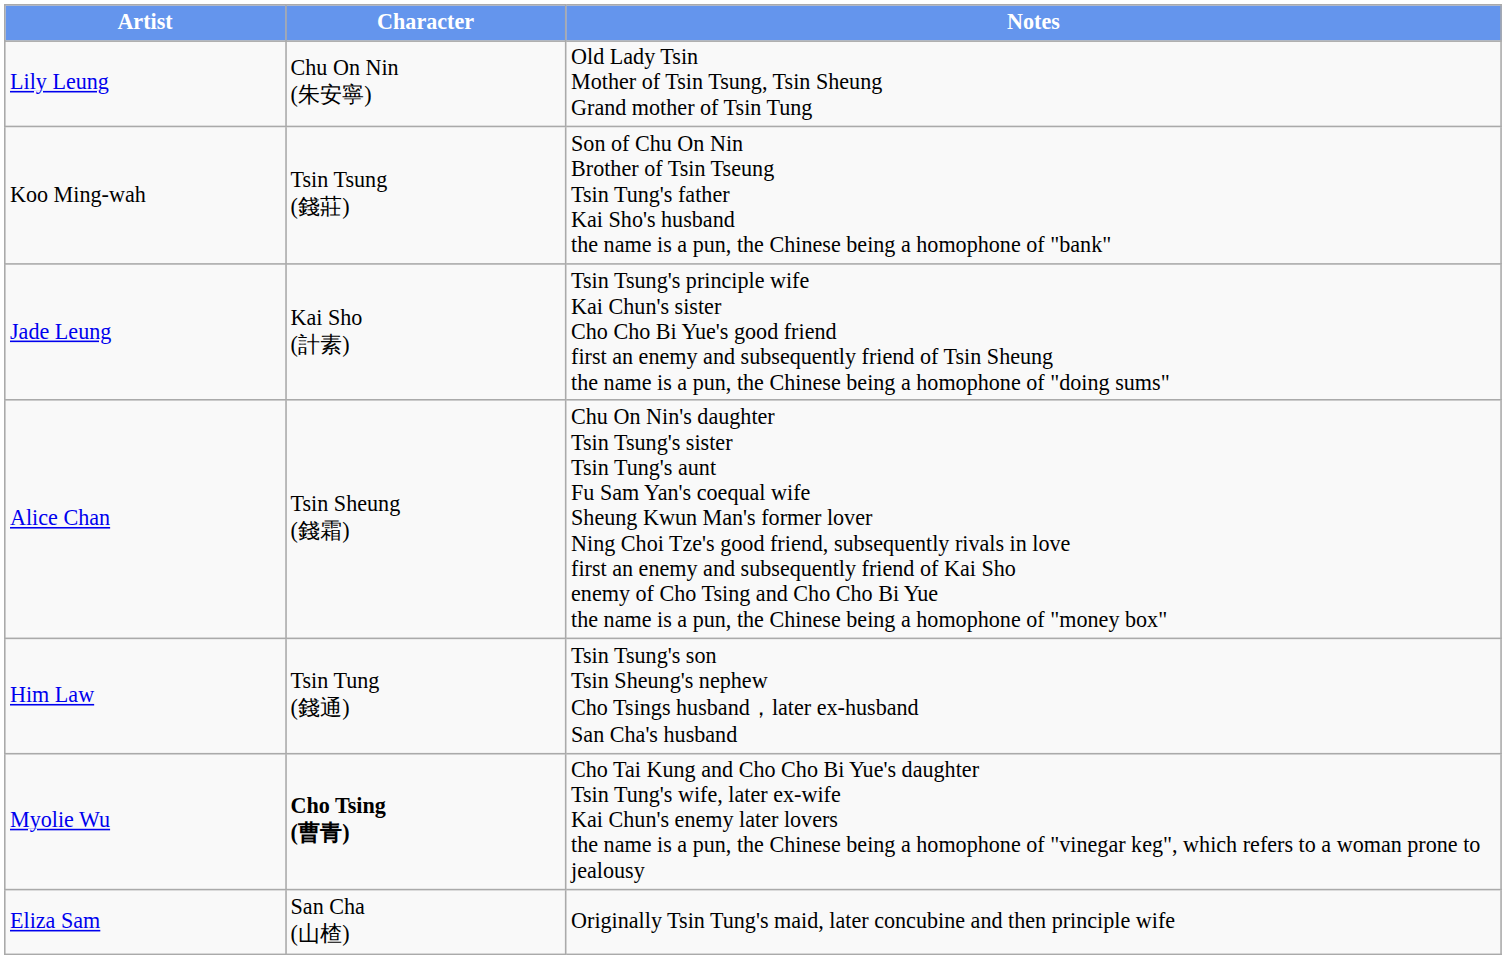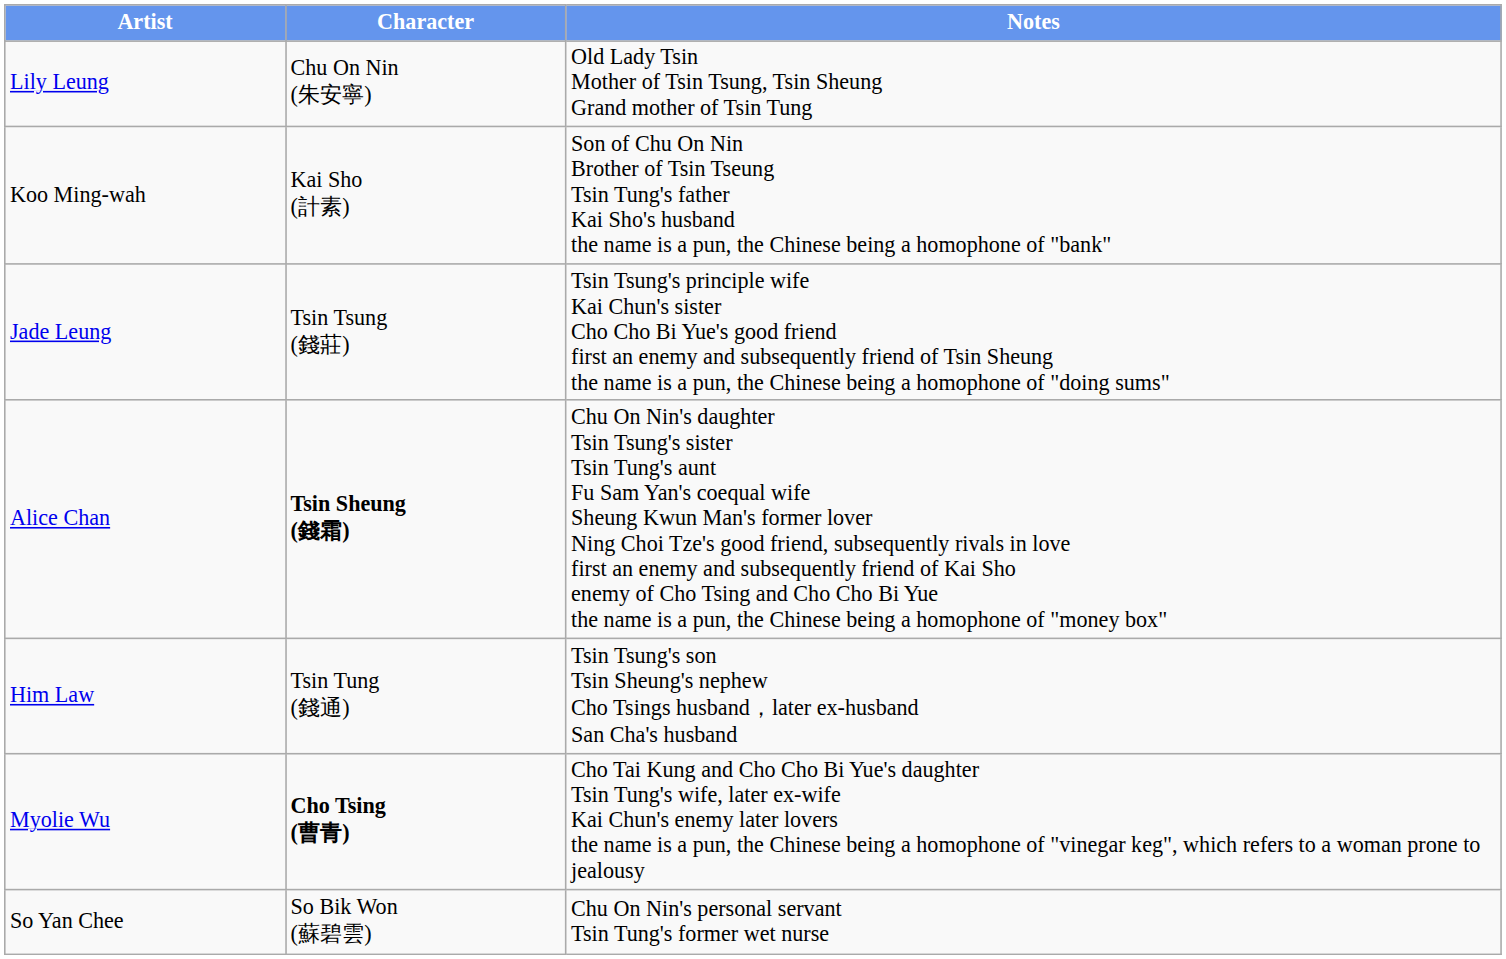(339, 194) Tsin Tsung (錢莊) -> (326, 194) Kai Sho (計素)
(326, 330) Kai Sho (計素) -> (339, 330) Tsin Tsung (錢莊)
(345, 518) normal -> (348, 518) bold
- row: (55, 921)
+ row: (67, 921)
